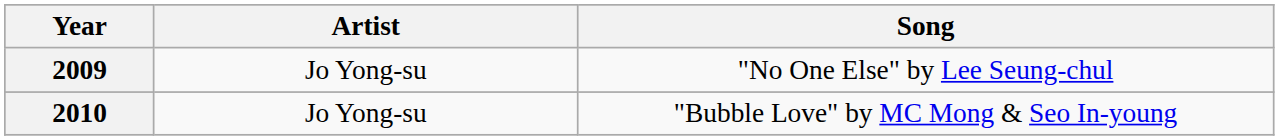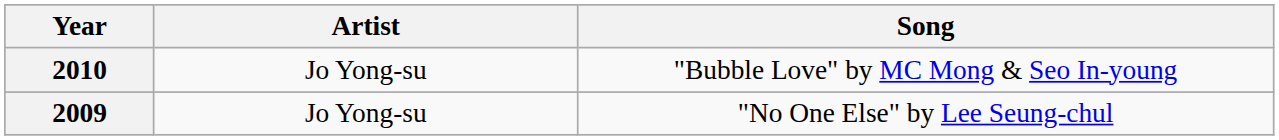rows swapped: (80, 69) <-> (80, 112)
